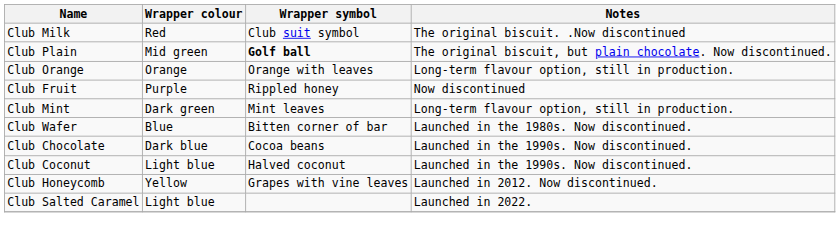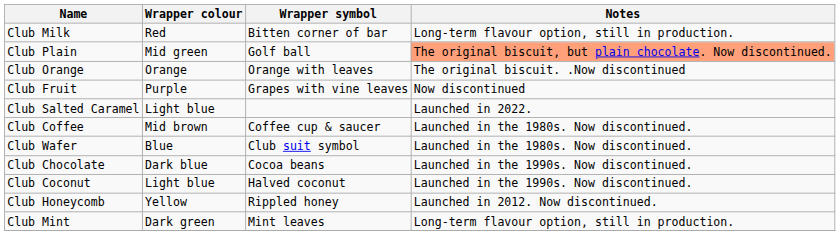(304, 33) Club suit symbol -> (318, 33) Bitten corner of bar
(550, 33) The original biscuit. .Now discontinued -> (574, 33) Long-term flavour option, still in production.
(279, 52) bold -> (279, 52) normal
(623, 52) no background -> (623, 52) lightsalmon background
(574, 70) Long-term flavour option, still in production. -> (550, 70) The original biscuit. .Now discontinued
(293, 89) Rippled honey -> (328, 89) Grapes with vine leaves
rows swapped: (39, 108) <-> (73, 202)
+ row: (46, 127)
(318, 127) Bitten corner of bar -> (304, 146) Club suit symbol
(328, 184) Grapes with vine leaves -> (293, 202) Rippled honey
